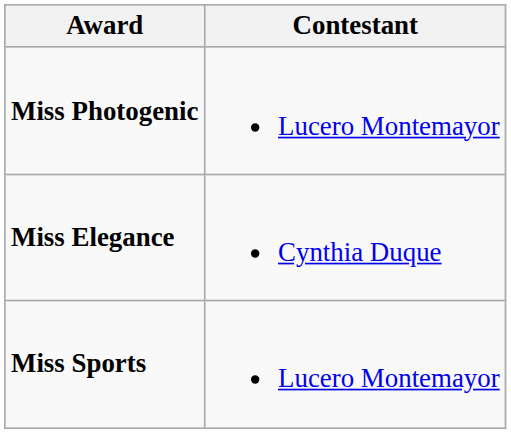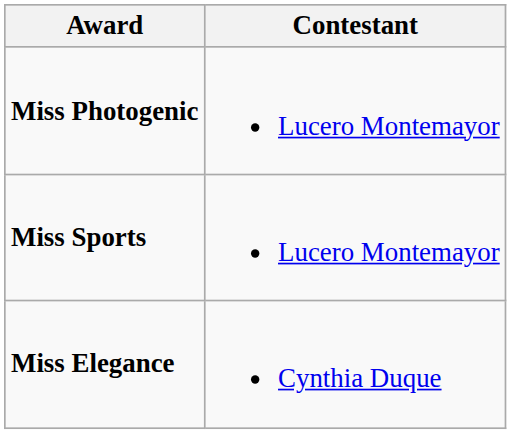rows swapped: (93, 237) <-> (79, 363)
